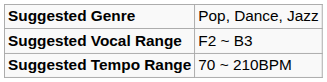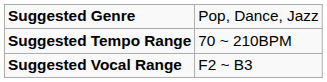rows swapped: (100, 65) <-> (95, 41)
